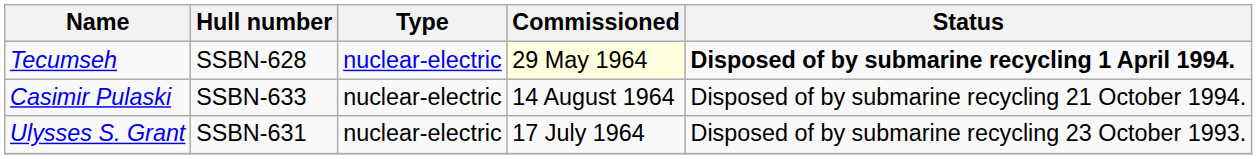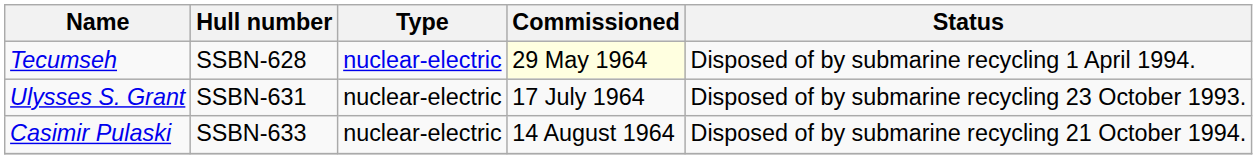(963, 60) bold -> (943, 60) normal
rows swapped: (98, 134) <-> (91, 97)
